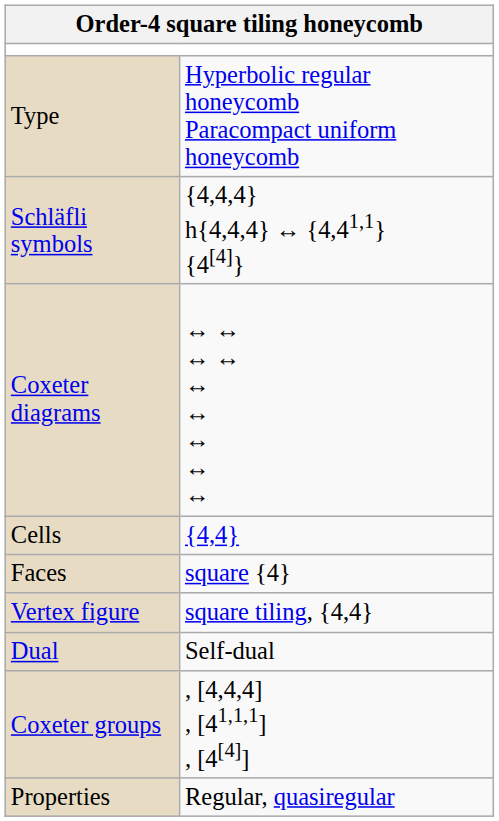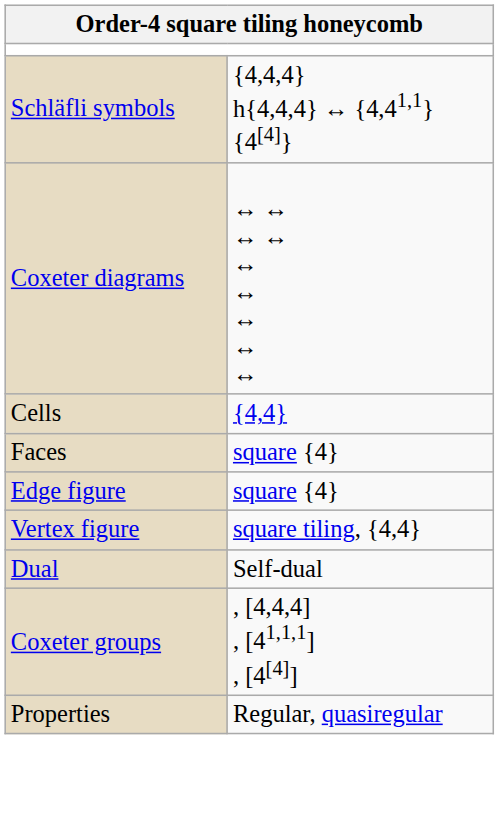- row: (35, 115)
+ row: (68, 490)
